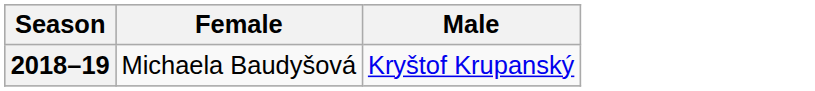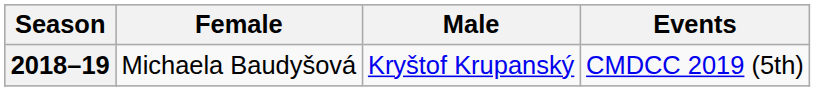+ column: (695, 24)
